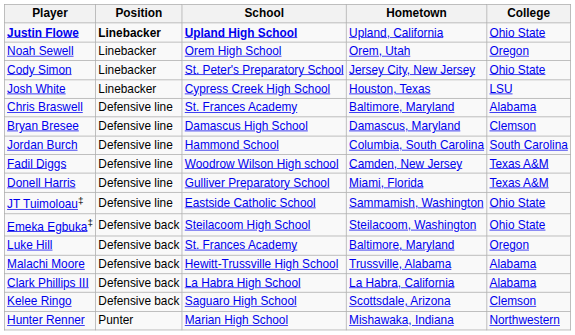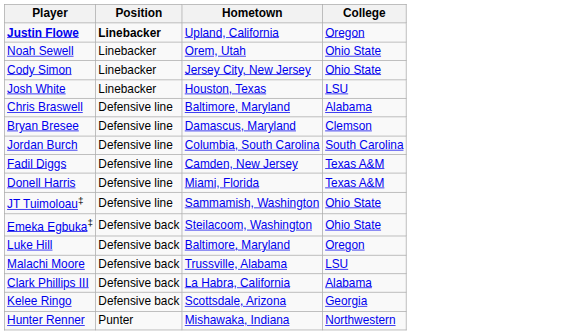- column: (264, 13)
(517, 32) Ohio State -> (345, 32) Oregon
(509, 51) Oregon -> (353, 51) Ohio State
(513, 264) Alabama -> (337, 264) LSU
(513, 301) Clemson -> (346, 301) Georgia
